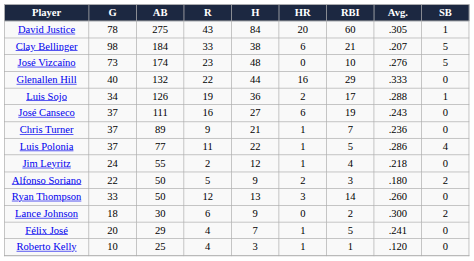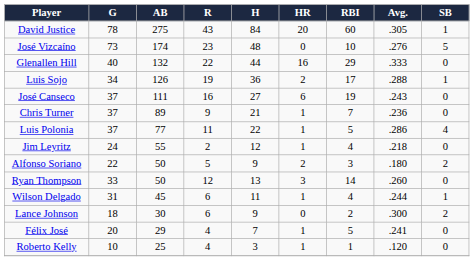- row: (47, 46)
+ row: (47, 197)
